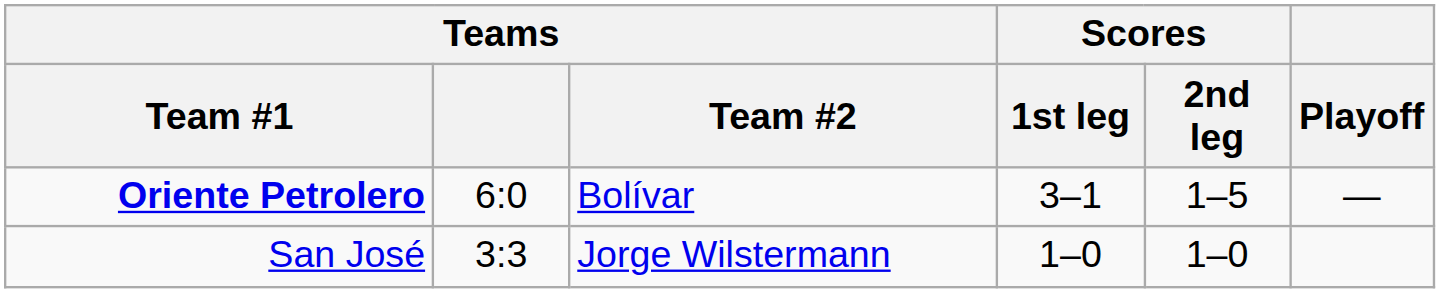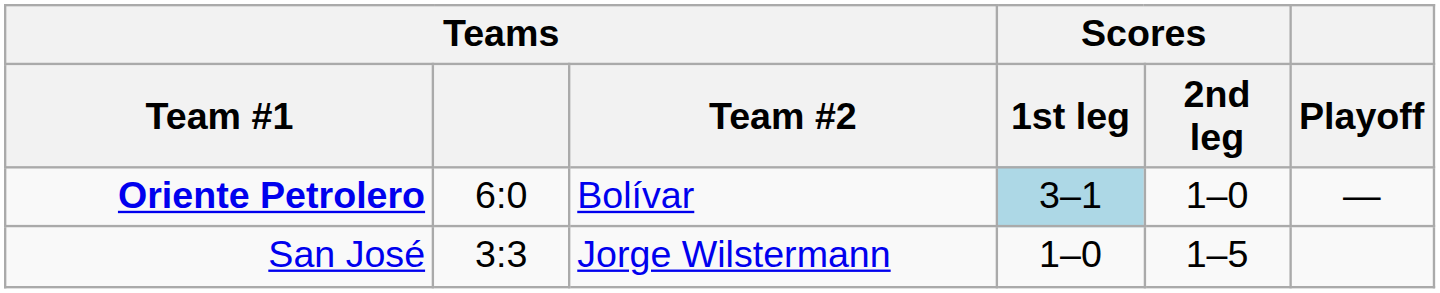(1070, 195) no background -> (1070, 195) lightblue background
(1217, 195) 1–5 -> (1217, 195) 1–0
(1217, 255) 1–0 -> (1217, 255) 1–5
